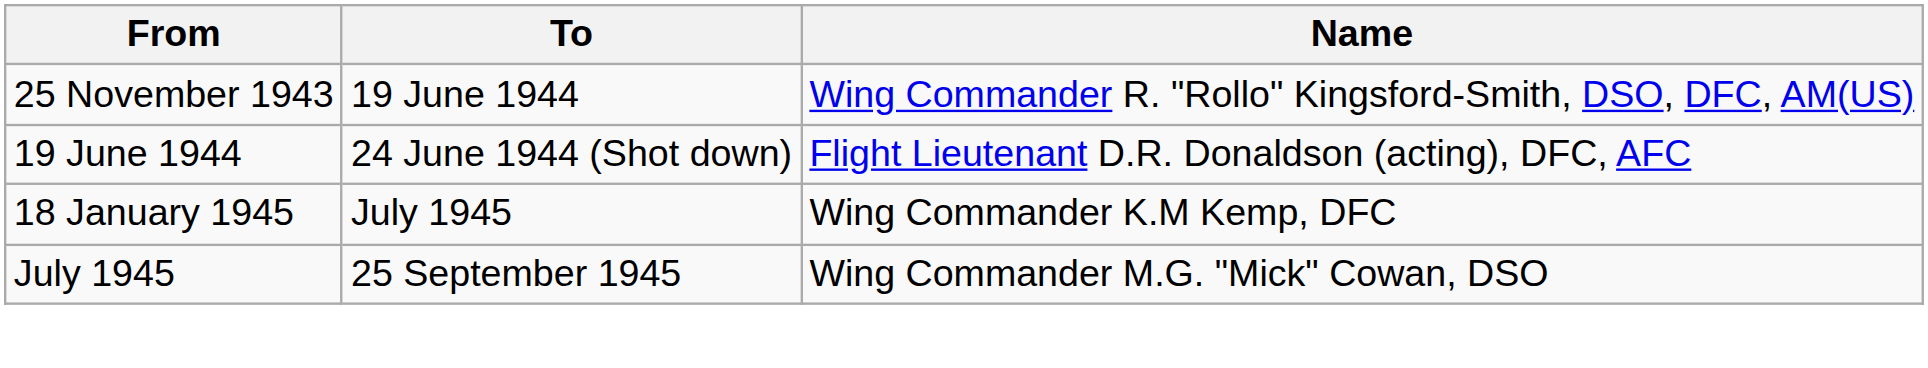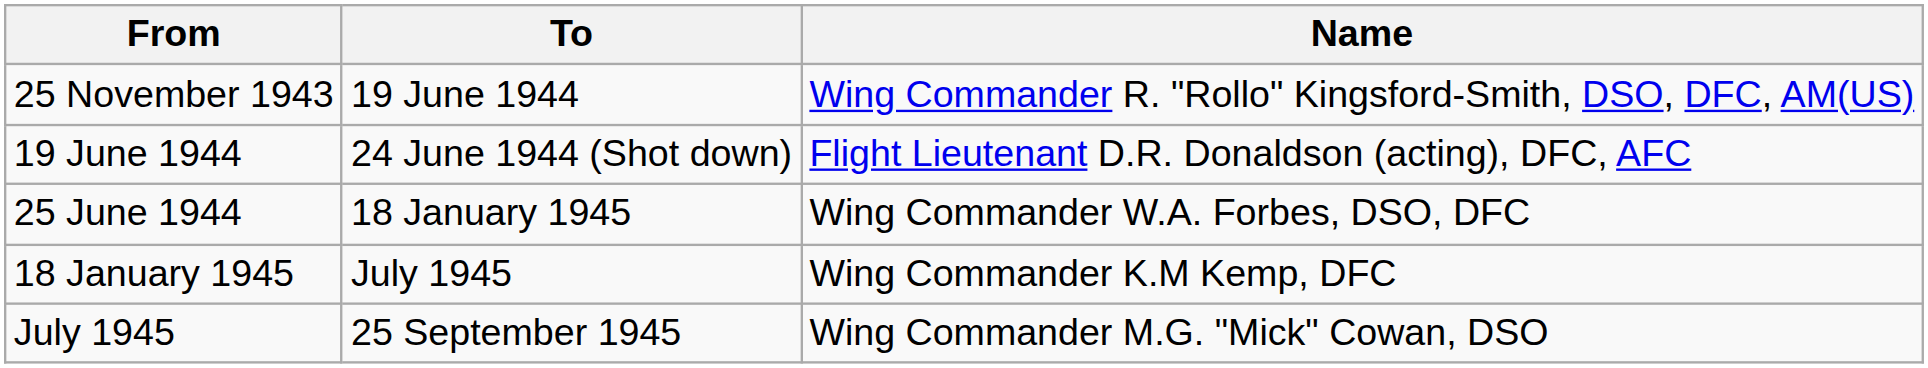+ row: (128, 213)
